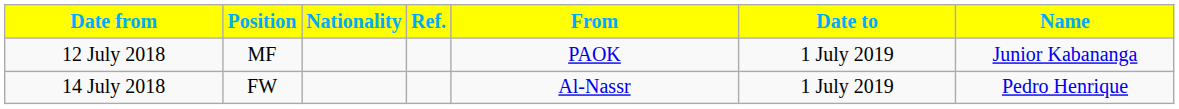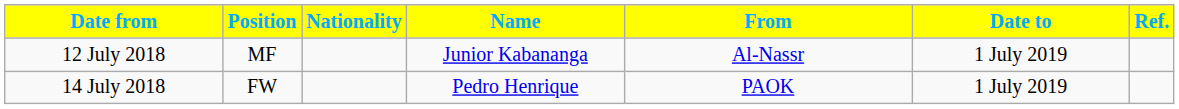columns swapped: (1065, 21) <-> (429, 21)
(594, 54) PAOK -> (768, 54) Al-Nassr
(594, 87) Al-Nassr -> (768, 87) PAOK
